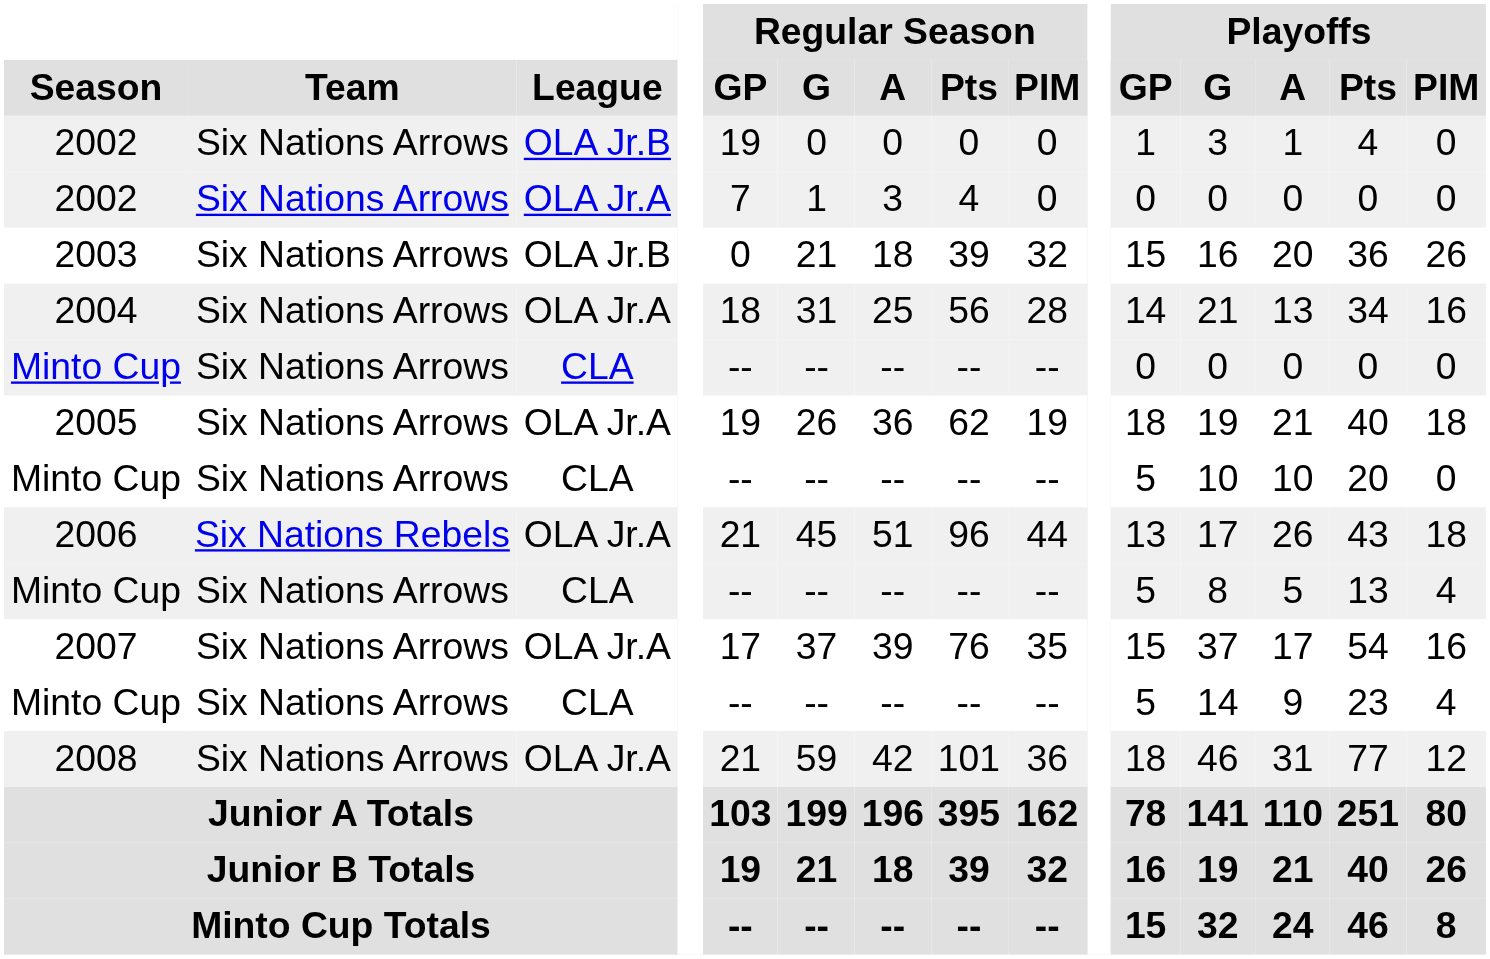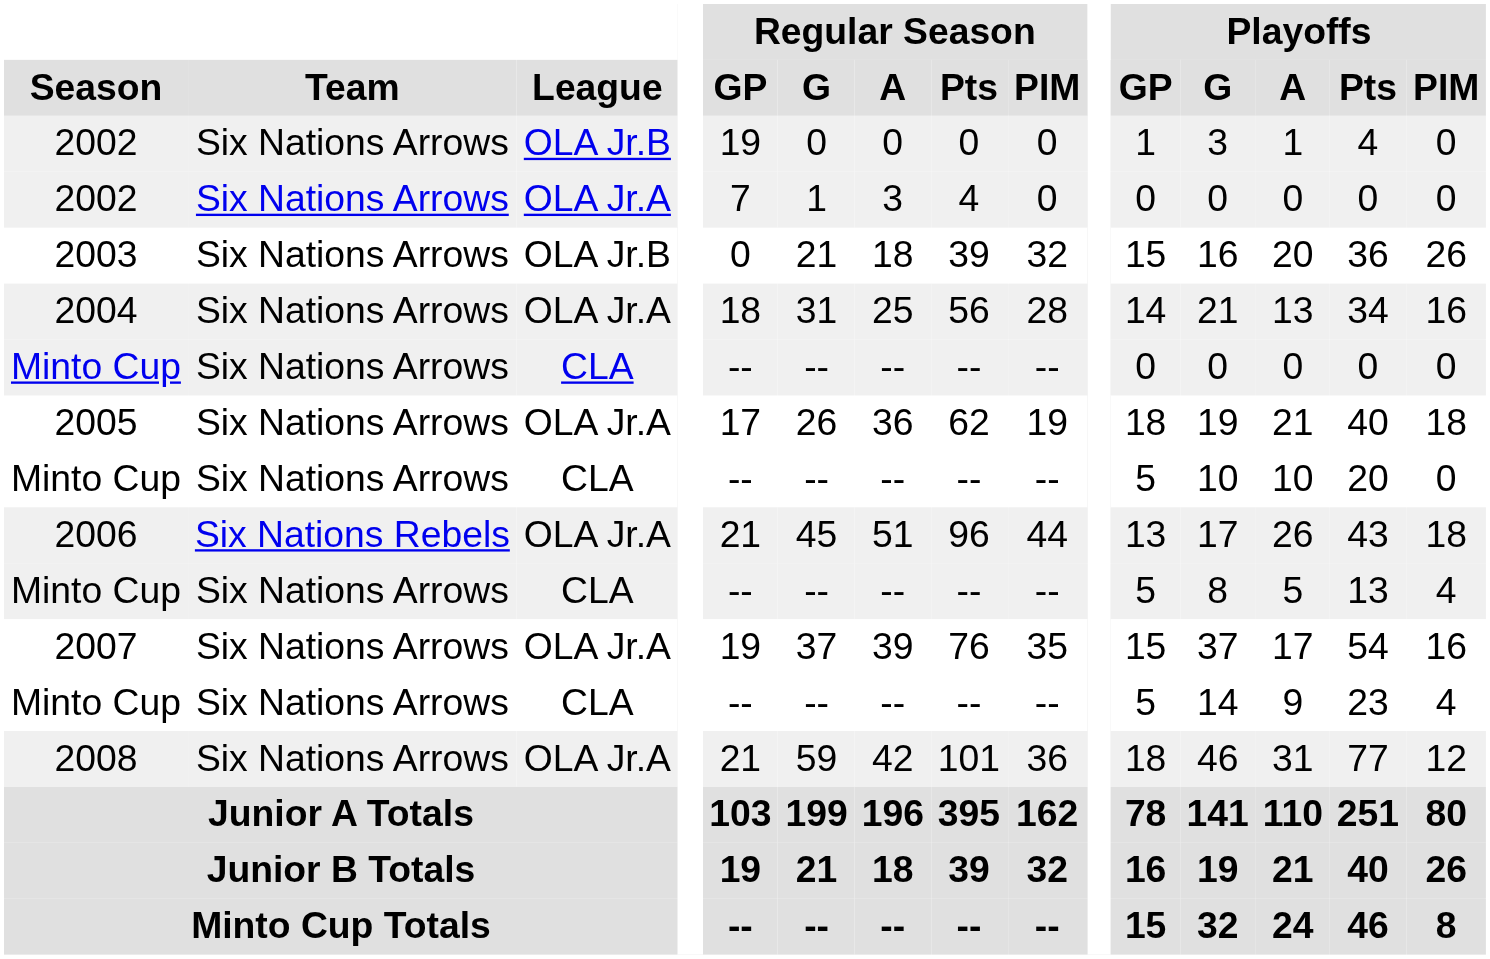(740, 422) 19 -> (740, 422) 17
(740, 646) 17 -> (740, 646) 19
